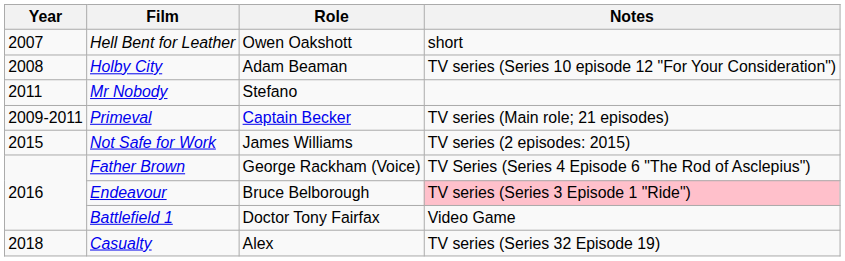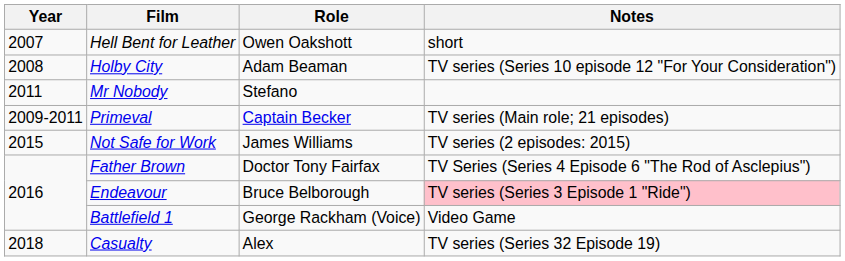(332, 167) George Rackham (Voice) -> (311, 167) Doctor Tony Fairfax
(311, 218) Doctor Tony Fairfax -> (332, 218) George Rackham (Voice)
